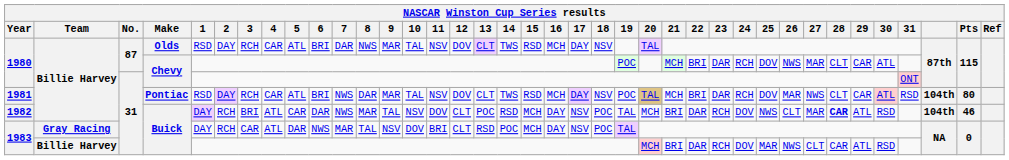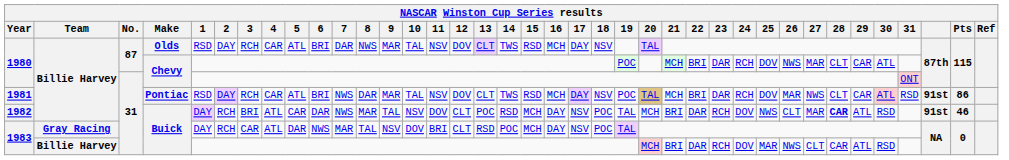(939, 96) 104th -> (936, 96) 91st
(969, 96) 80 -> (963, 96) 86
(939, 113) 104th -> (936, 113) 91st
